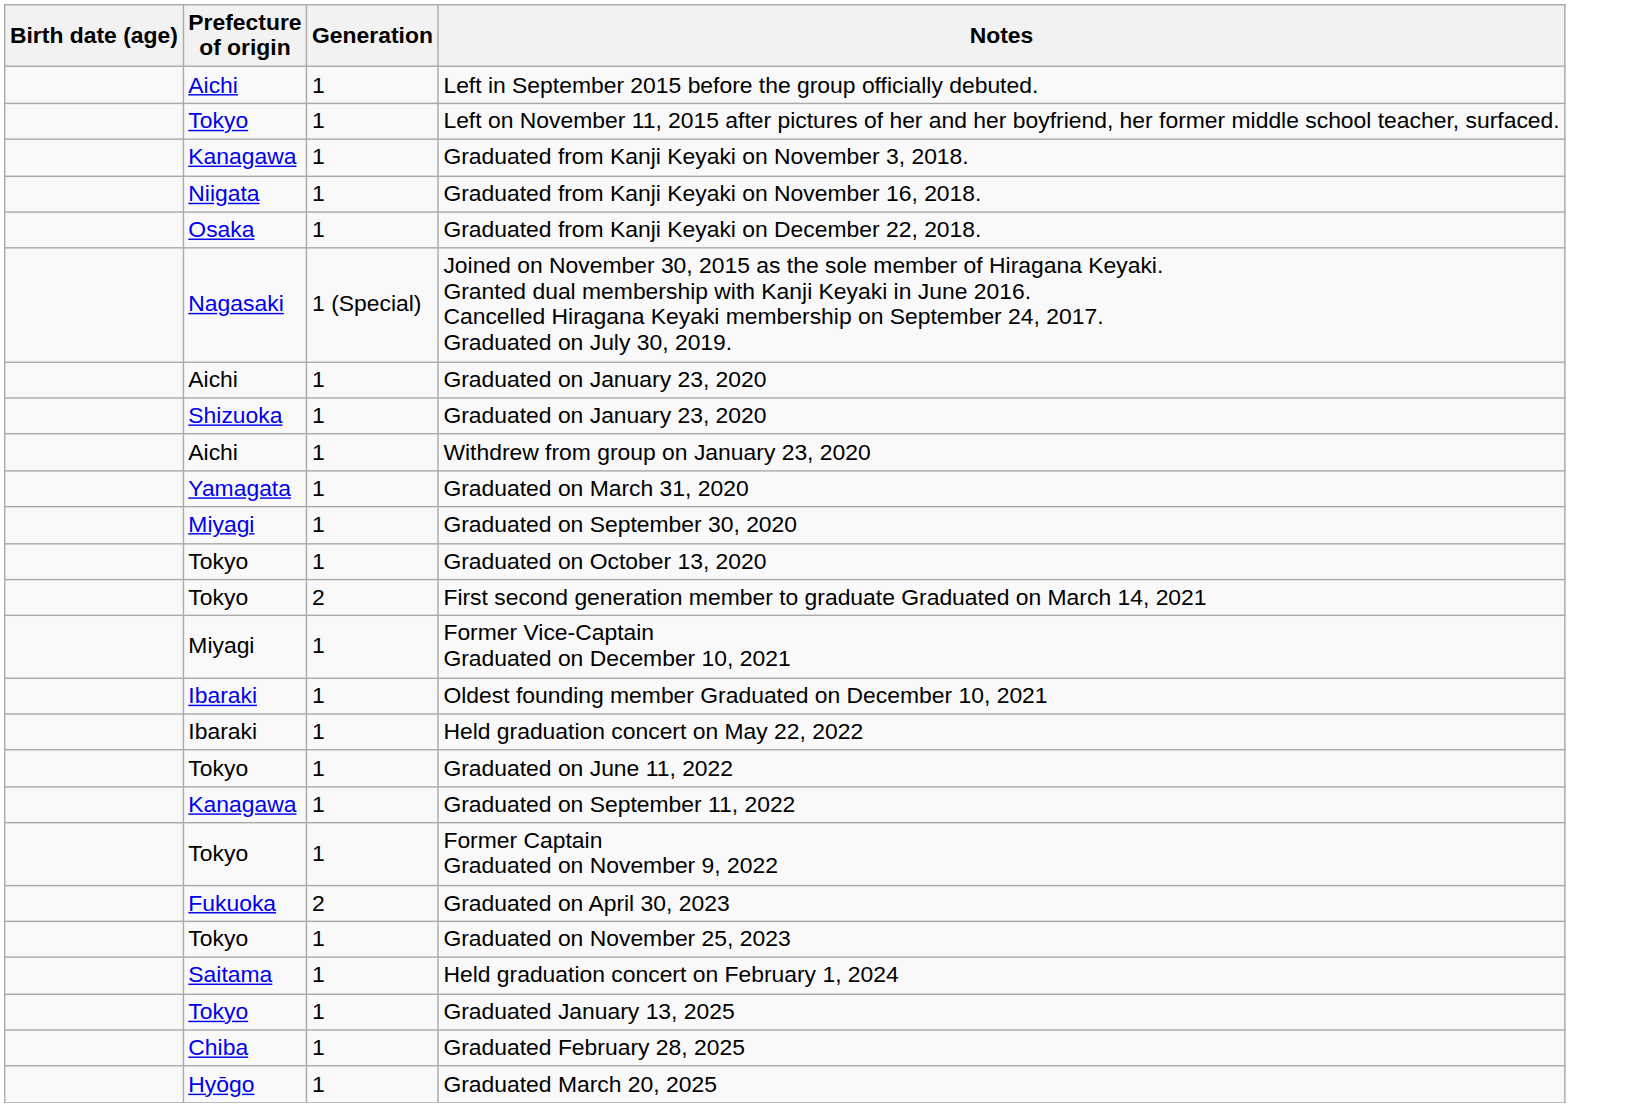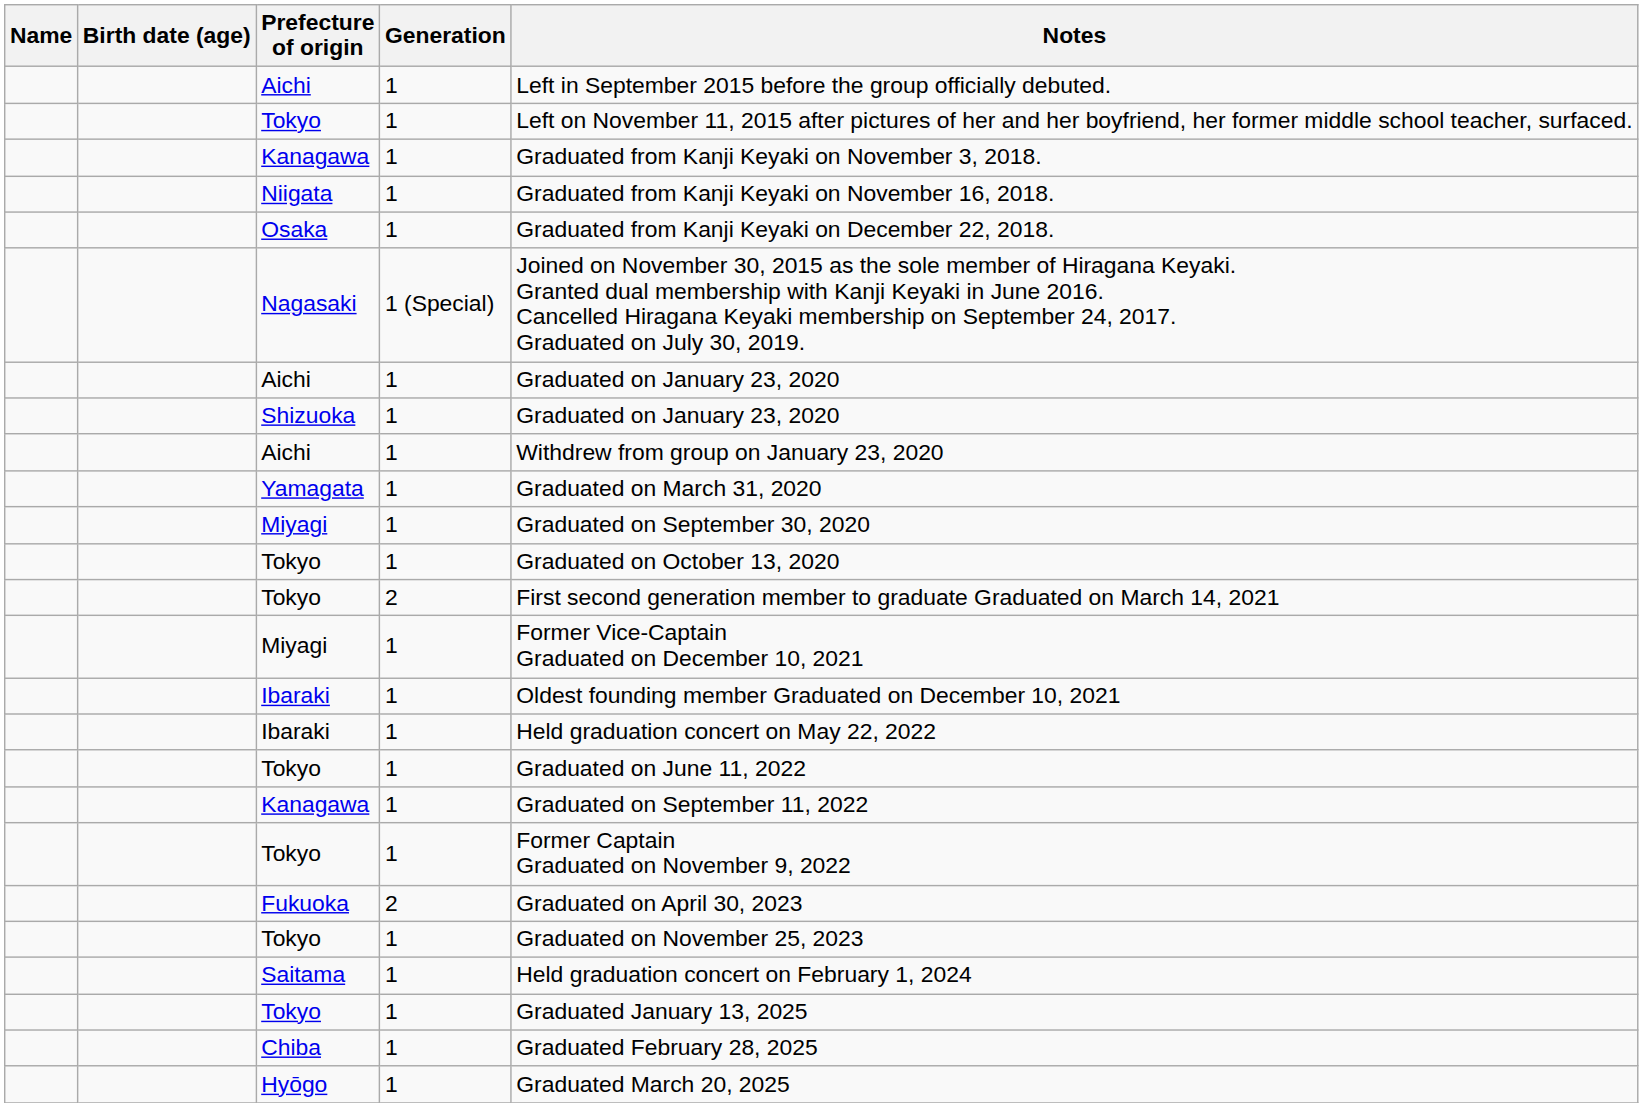+ column: (41, 35)
